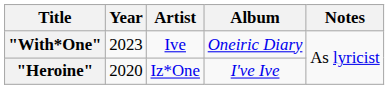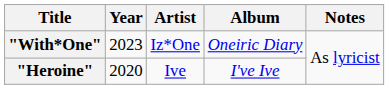(175, 44) Ive -> (175, 44) Iz*One
(175, 71) Iz*One -> (175, 71) Ive
